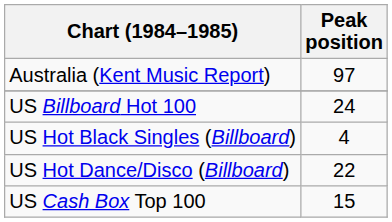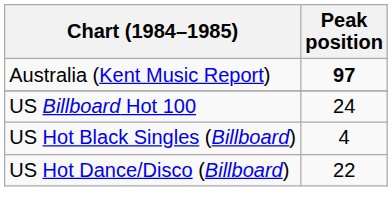(344, 74) normal -> (344, 74) bold
- row: (107, 201)
